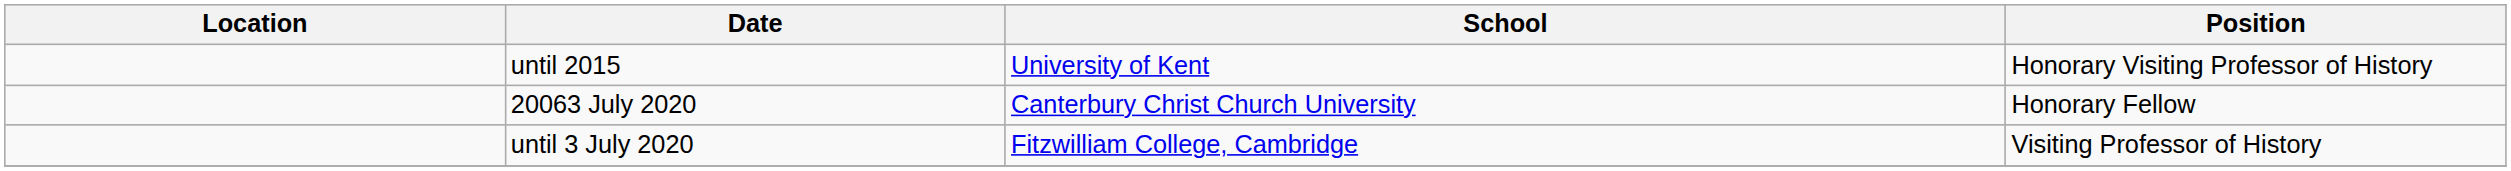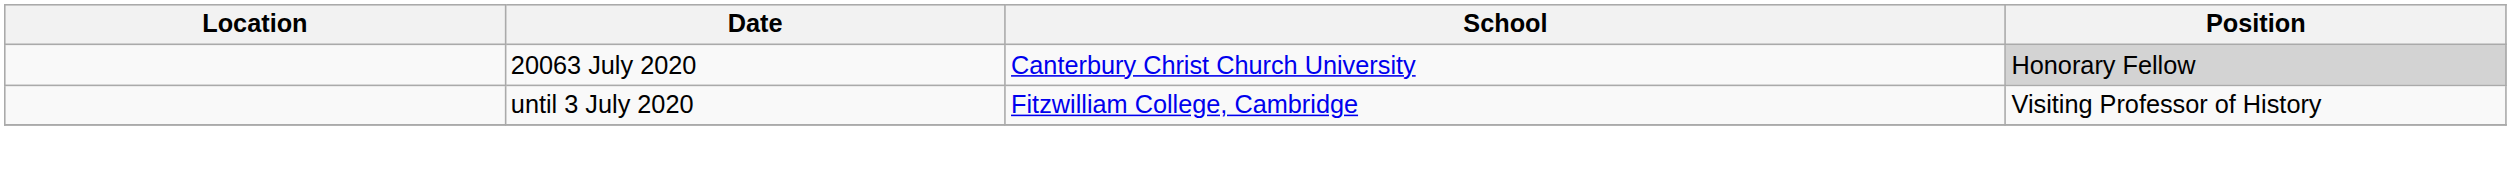- row: (566, 64)
(2104, 104) no background -> (2104, 64) lightgrey background
